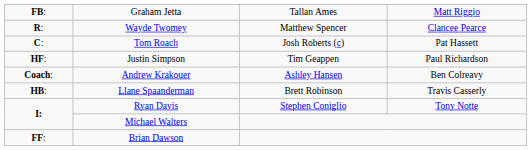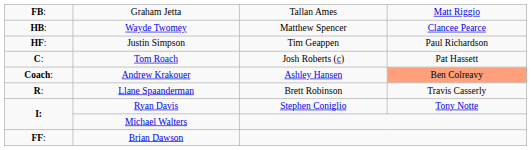(39, 28) R: -> (39, 28) HB:
rows swapped: (156, 44) <-> (156, 59)
(457, 75) no background -> (457, 75) lightsalmon background
(39, 91) HB: -> (39, 91) R:
